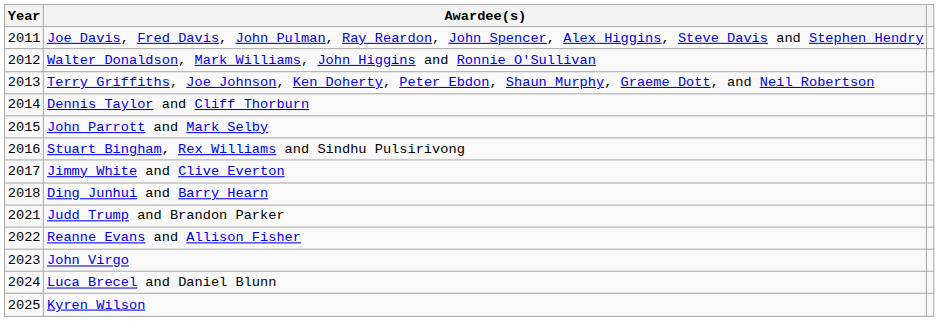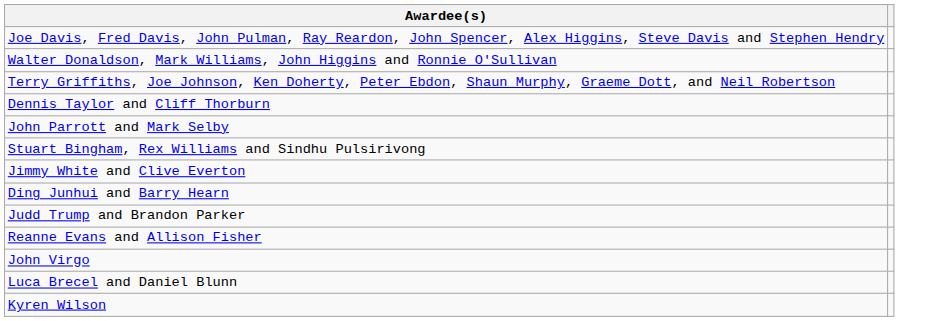- column: (24, 16)
